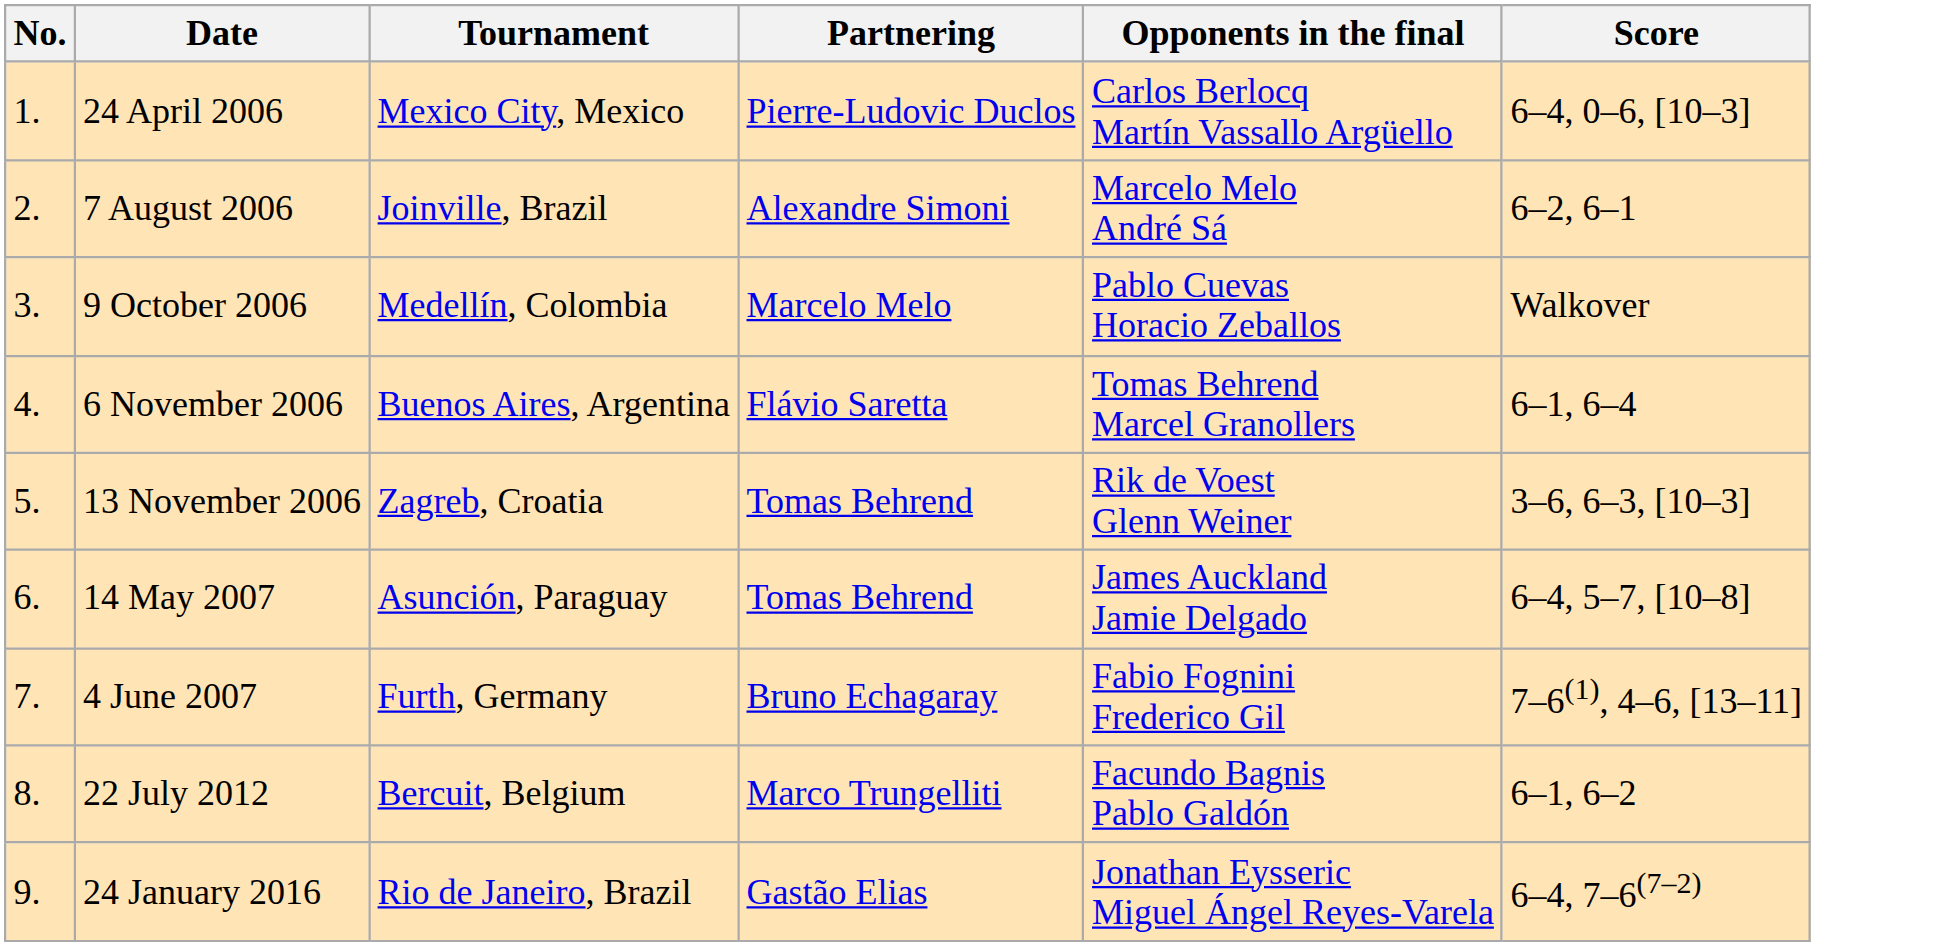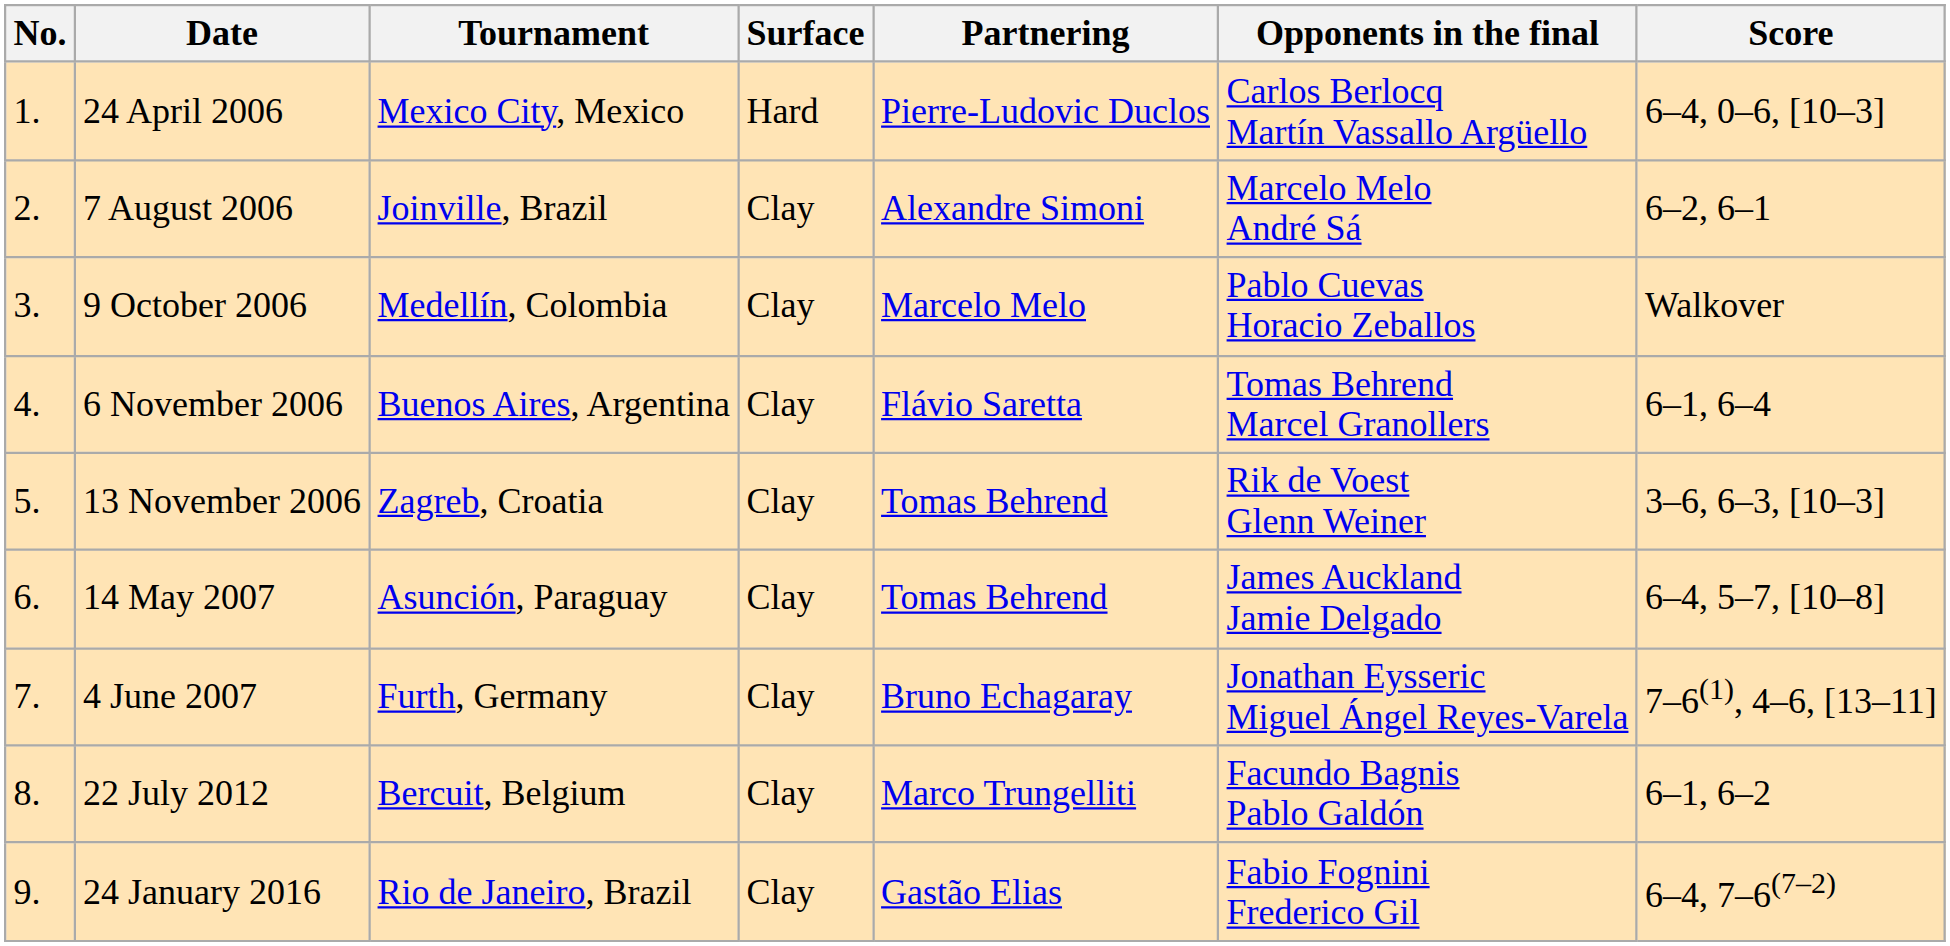+ column: (805, 33)
(1194, 695) Fabio Fognini Frederico Gil -> (1428, 695) Jonathan Eysseric Miguel Ángel Reyes-Varela
(1293, 891) Jonathan Eysseric Miguel Ángel Reyes-Varela -> (1328, 891) Fabio Fognini Frederico Gil
